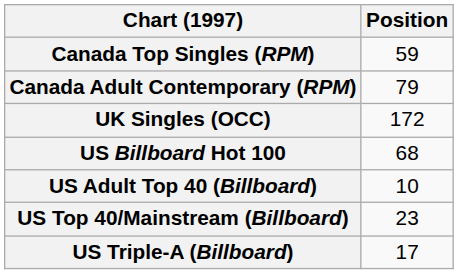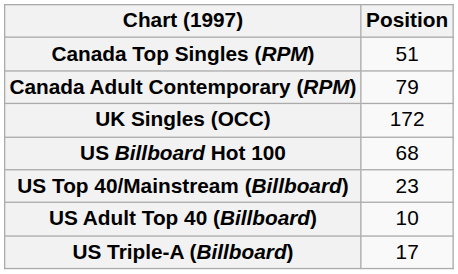(407, 53) 59 -> (407, 53) 51
rows swapped: (183, 185) <-> (183, 218)
